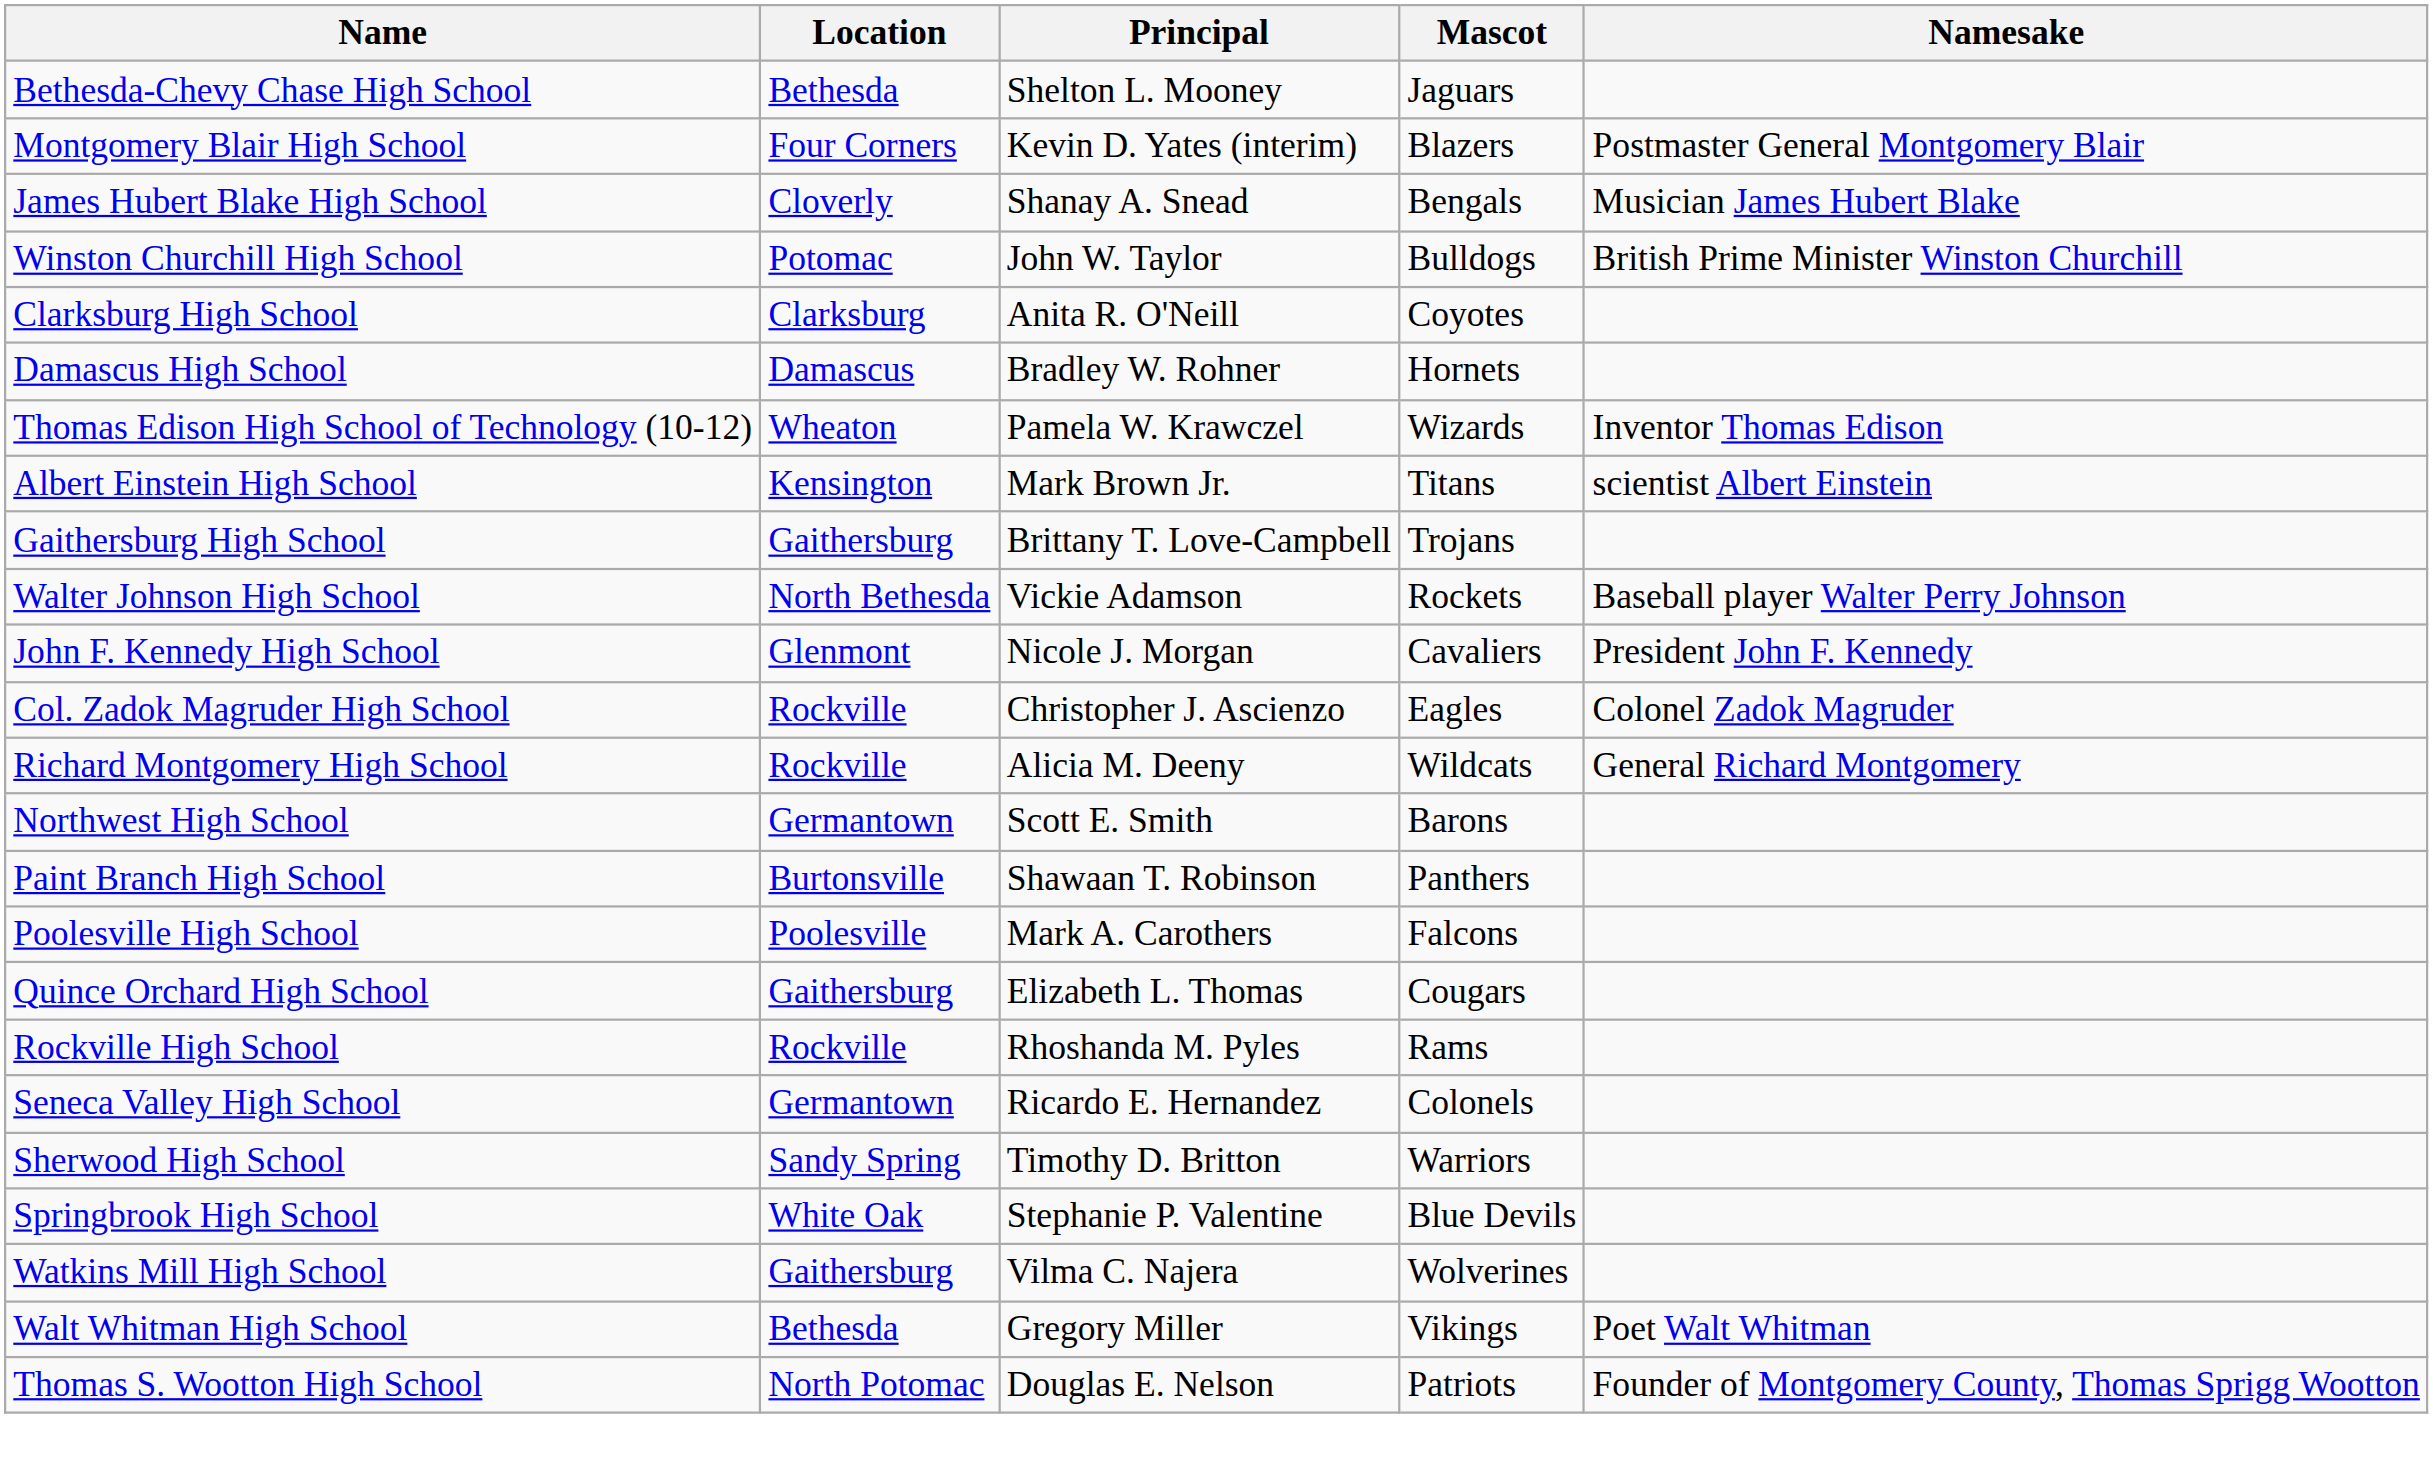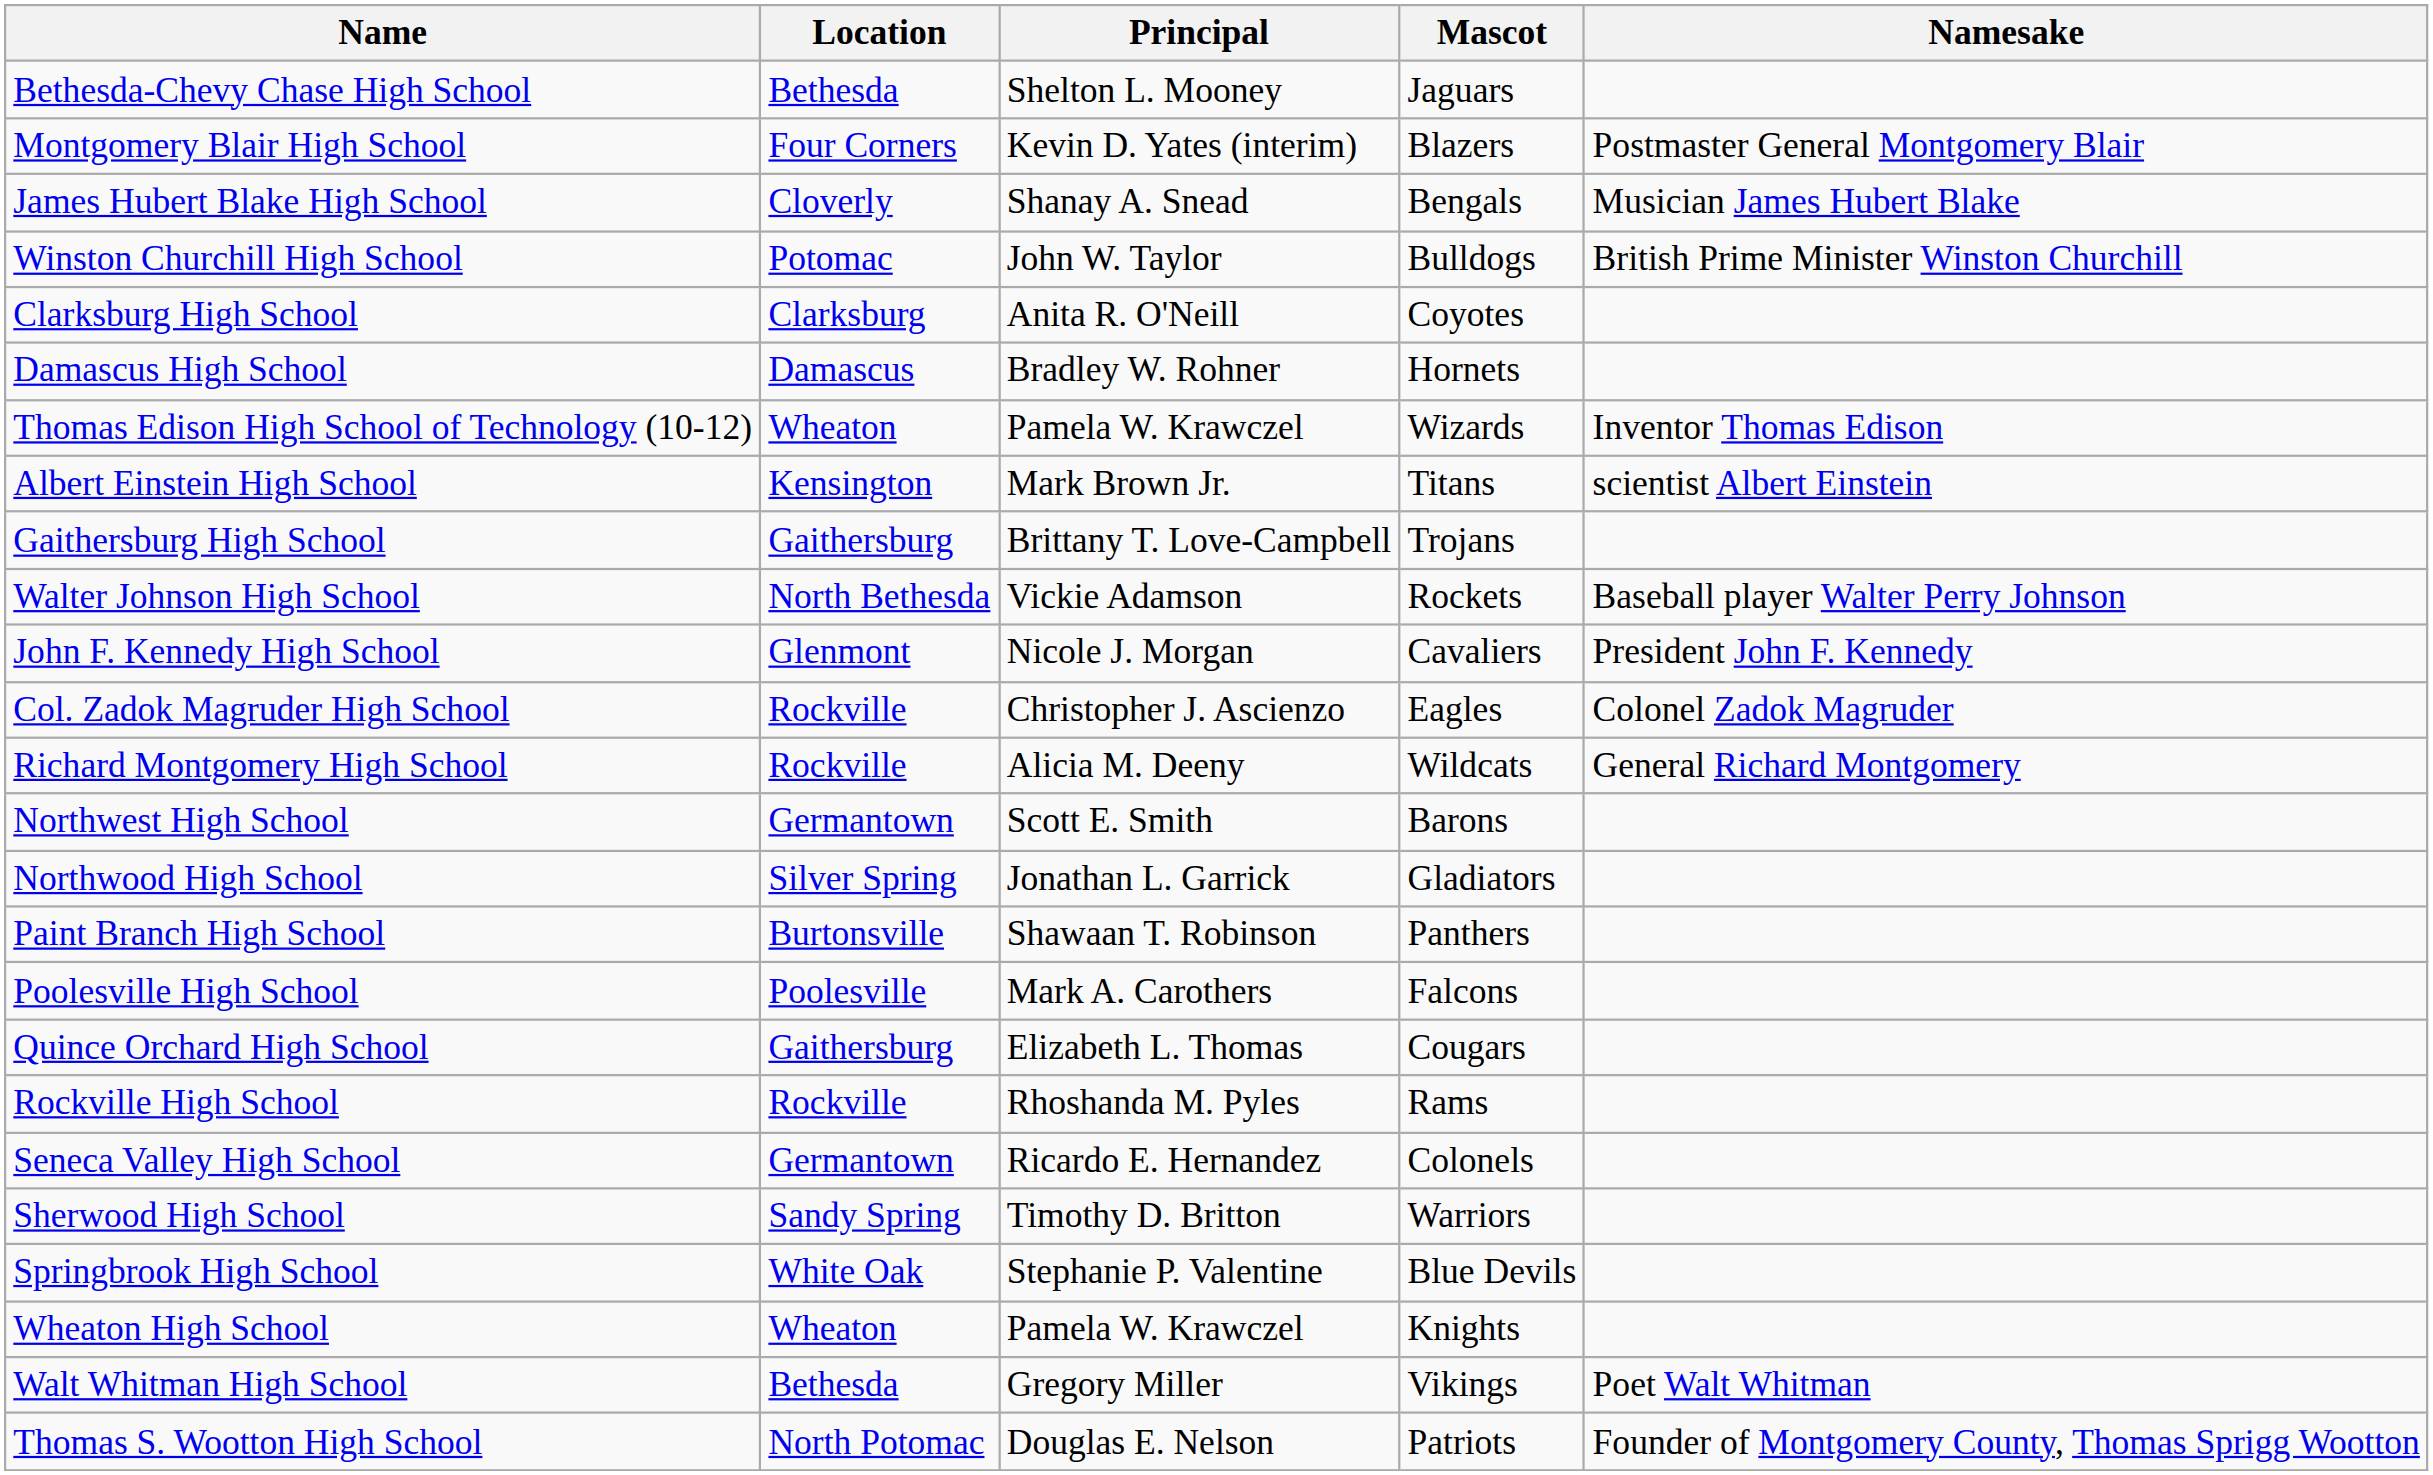+ row: (188, 877)
- row: (200, 1271)
+ row: (171, 1328)
